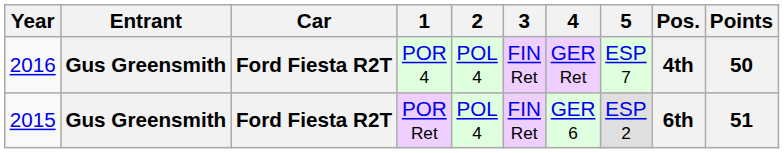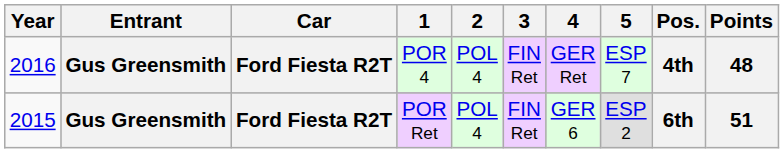(741, 65) 50 -> (741, 65) 48
